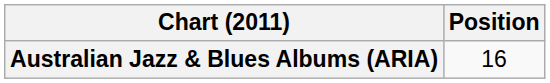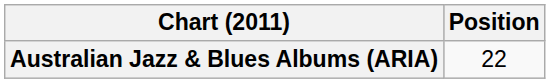(494, 59) 16 -> (494, 59) 22
